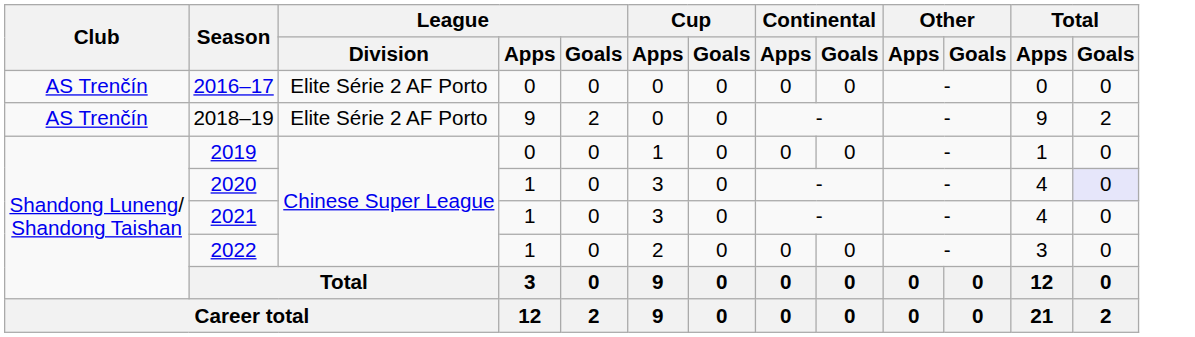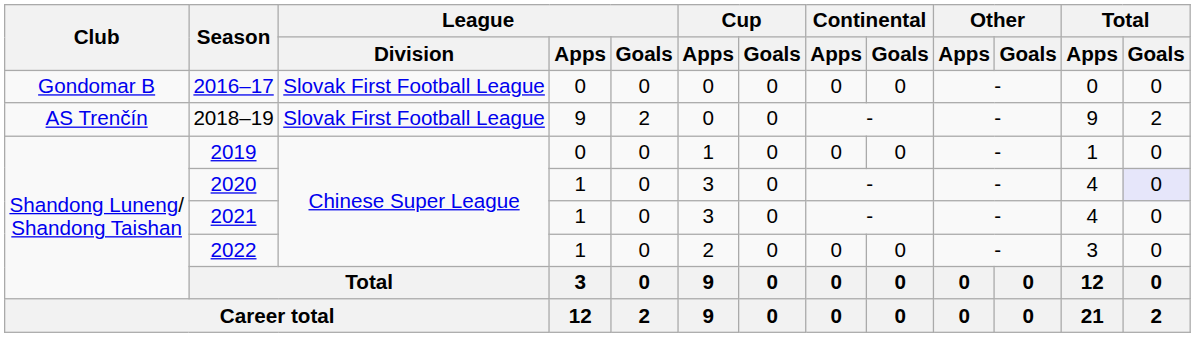(97, 86) AS Trenčín -> (97, 86) Gondomar B
(389, 86) Elite Série 2 AF Porto -> (414, 86) Slovak First Football League
(389, 119) Elite Série 2 AF Porto -> (414, 119) Slovak First Football League
